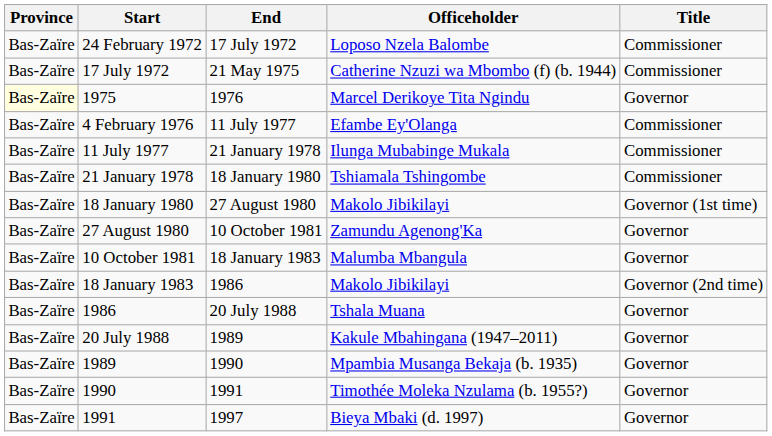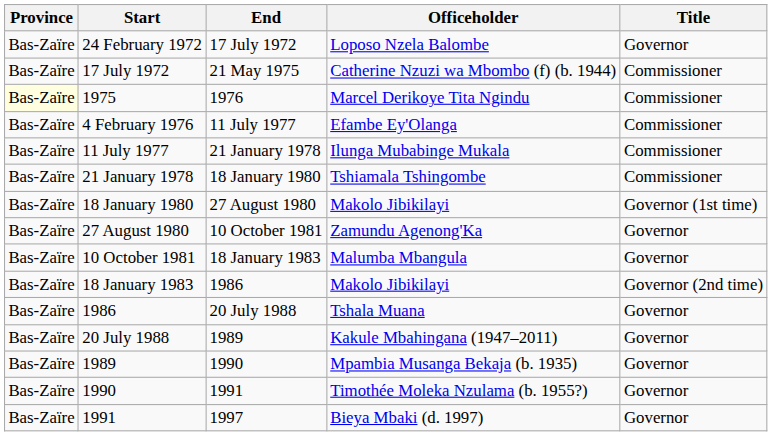(673, 44) Commissioner -> (656, 44) Governor
(656, 97) Governor -> (673, 97) Commissioner
